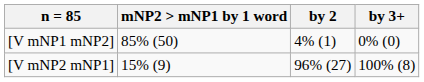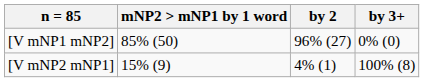(315, 40) 4% (1) -> (323, 40) 96% (27)
(323, 64) 96% (27) -> (315, 64) 4% (1)
